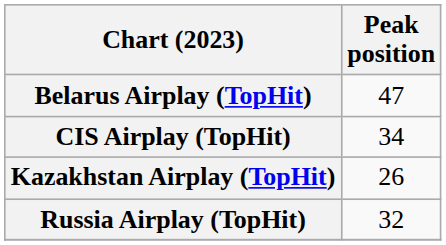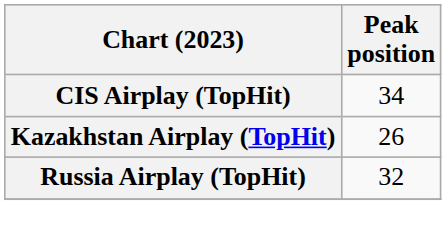- row: (173, 95)
